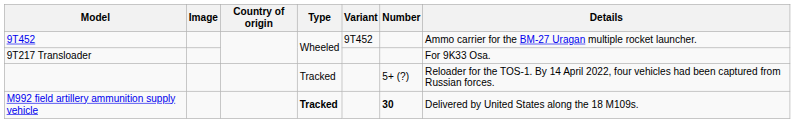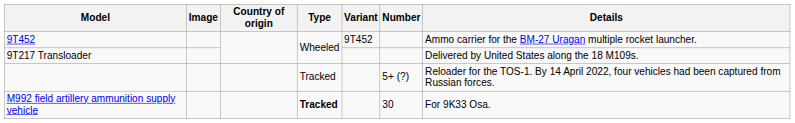(458, 55) For 9K33 Osa. -> (532, 55) Delivered by United States along the 18 M109s.
(388, 104) bold -> (388, 104) normal
(532, 104) Delivered by United States along the 18 M109s. -> (458, 104) For 9K33 Osa.
